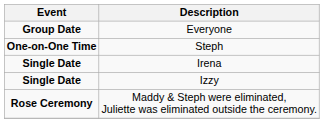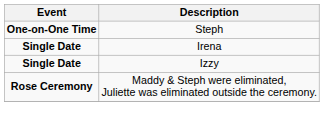- row: (209, 30)
